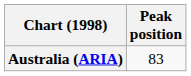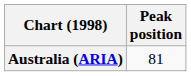(156, 58) 83 -> (156, 58) 81
